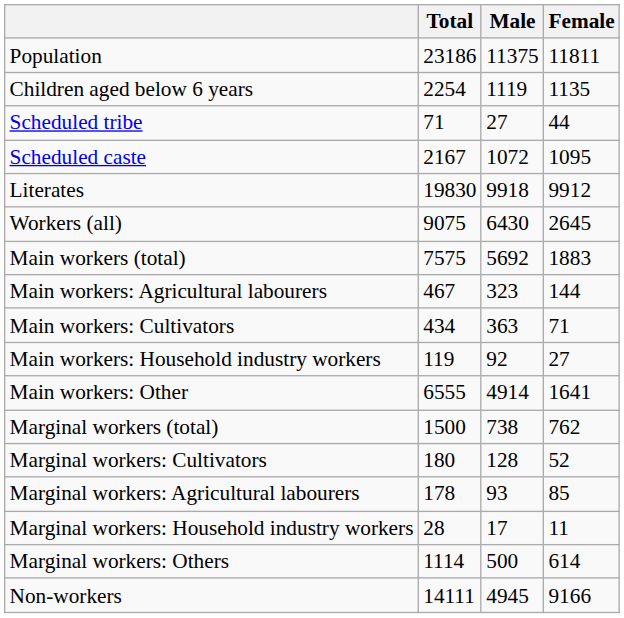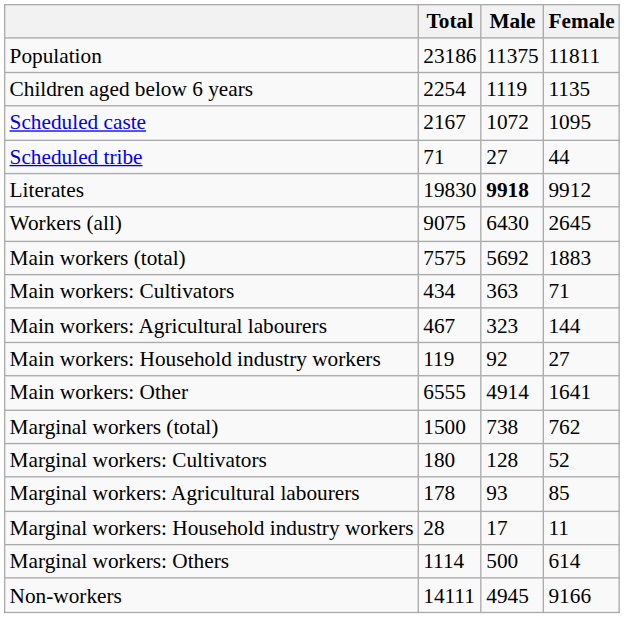rows swapped: (78, 156) <-> (76, 122)
(508, 190) normal -> (508, 190) bold
rows swapped: (122, 325) <-> (168, 291)
